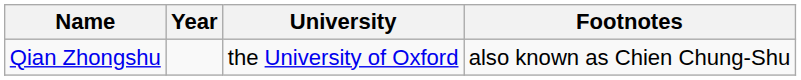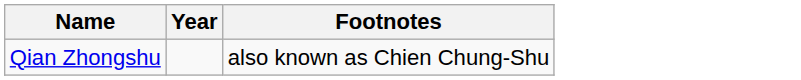- column: (343, 22)
